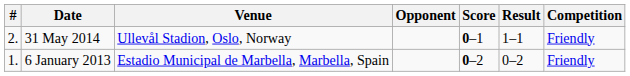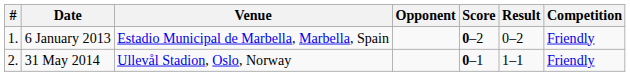rows swapped: (68, 60) <-> (62, 37)
